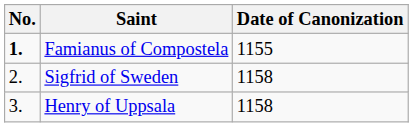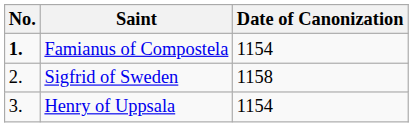(255, 48) 1155 -> (255, 48) 1154
(255, 106) 1158 -> (255, 106) 1154
